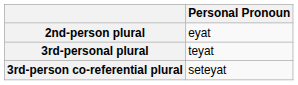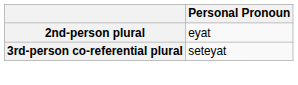- row: (95, 51)
